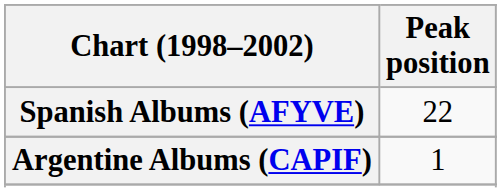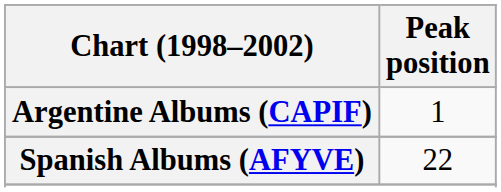rows swapped: (192, 160) <-> (192, 111)
